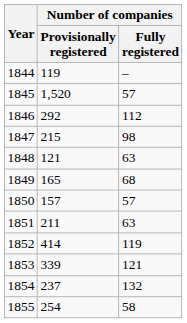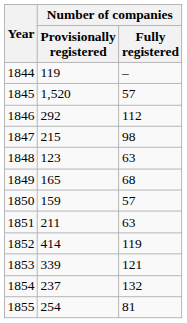(51, 158) 121 -> (51, 158) 123
(51, 200) 157 -> (51, 200) 159
(129, 307) 58 -> (129, 307) 81
